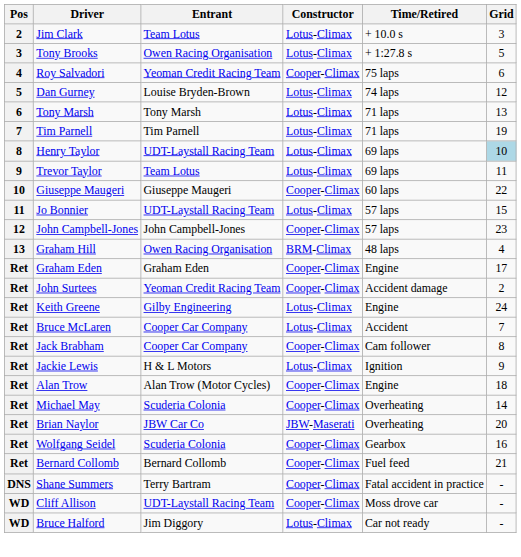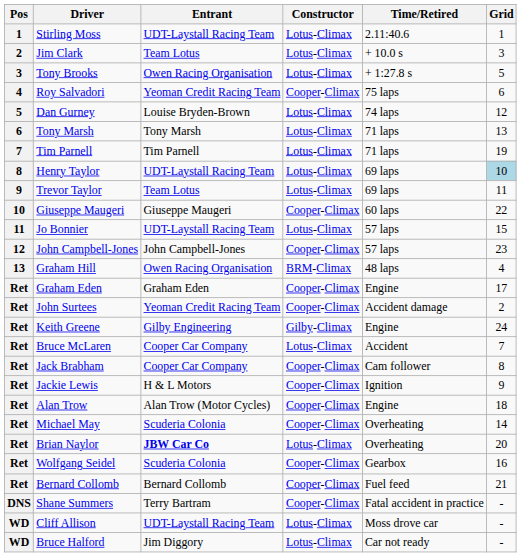+ row: (68, 34)
(319, 307) Lotus-Climax -> (319, 327) Gilby-Climax
(319, 366) Lotus-Climax -> (323, 385) Cooper-Climax
(174, 424) normal -> (176, 444) bold
(320, 424) JBW-Maserati -> (319, 444) Lotus-Climax
(323, 503) Cooper-Climax -> (319, 522) Lotus-Climax
